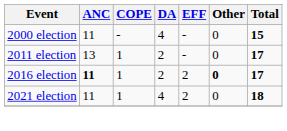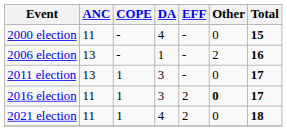+ row: (42, 55)
(161, 55) 2 -> (161, 75) 3
(89, 75) bold -> (89, 95) normal
(161, 75) 2 -> (161, 95) 3
